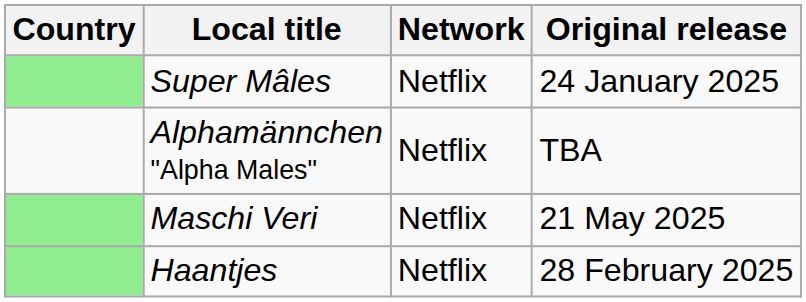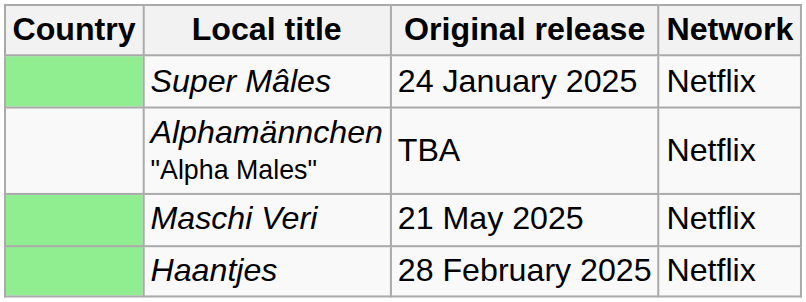columns swapped: (461, 30) <-> (666, 30)
